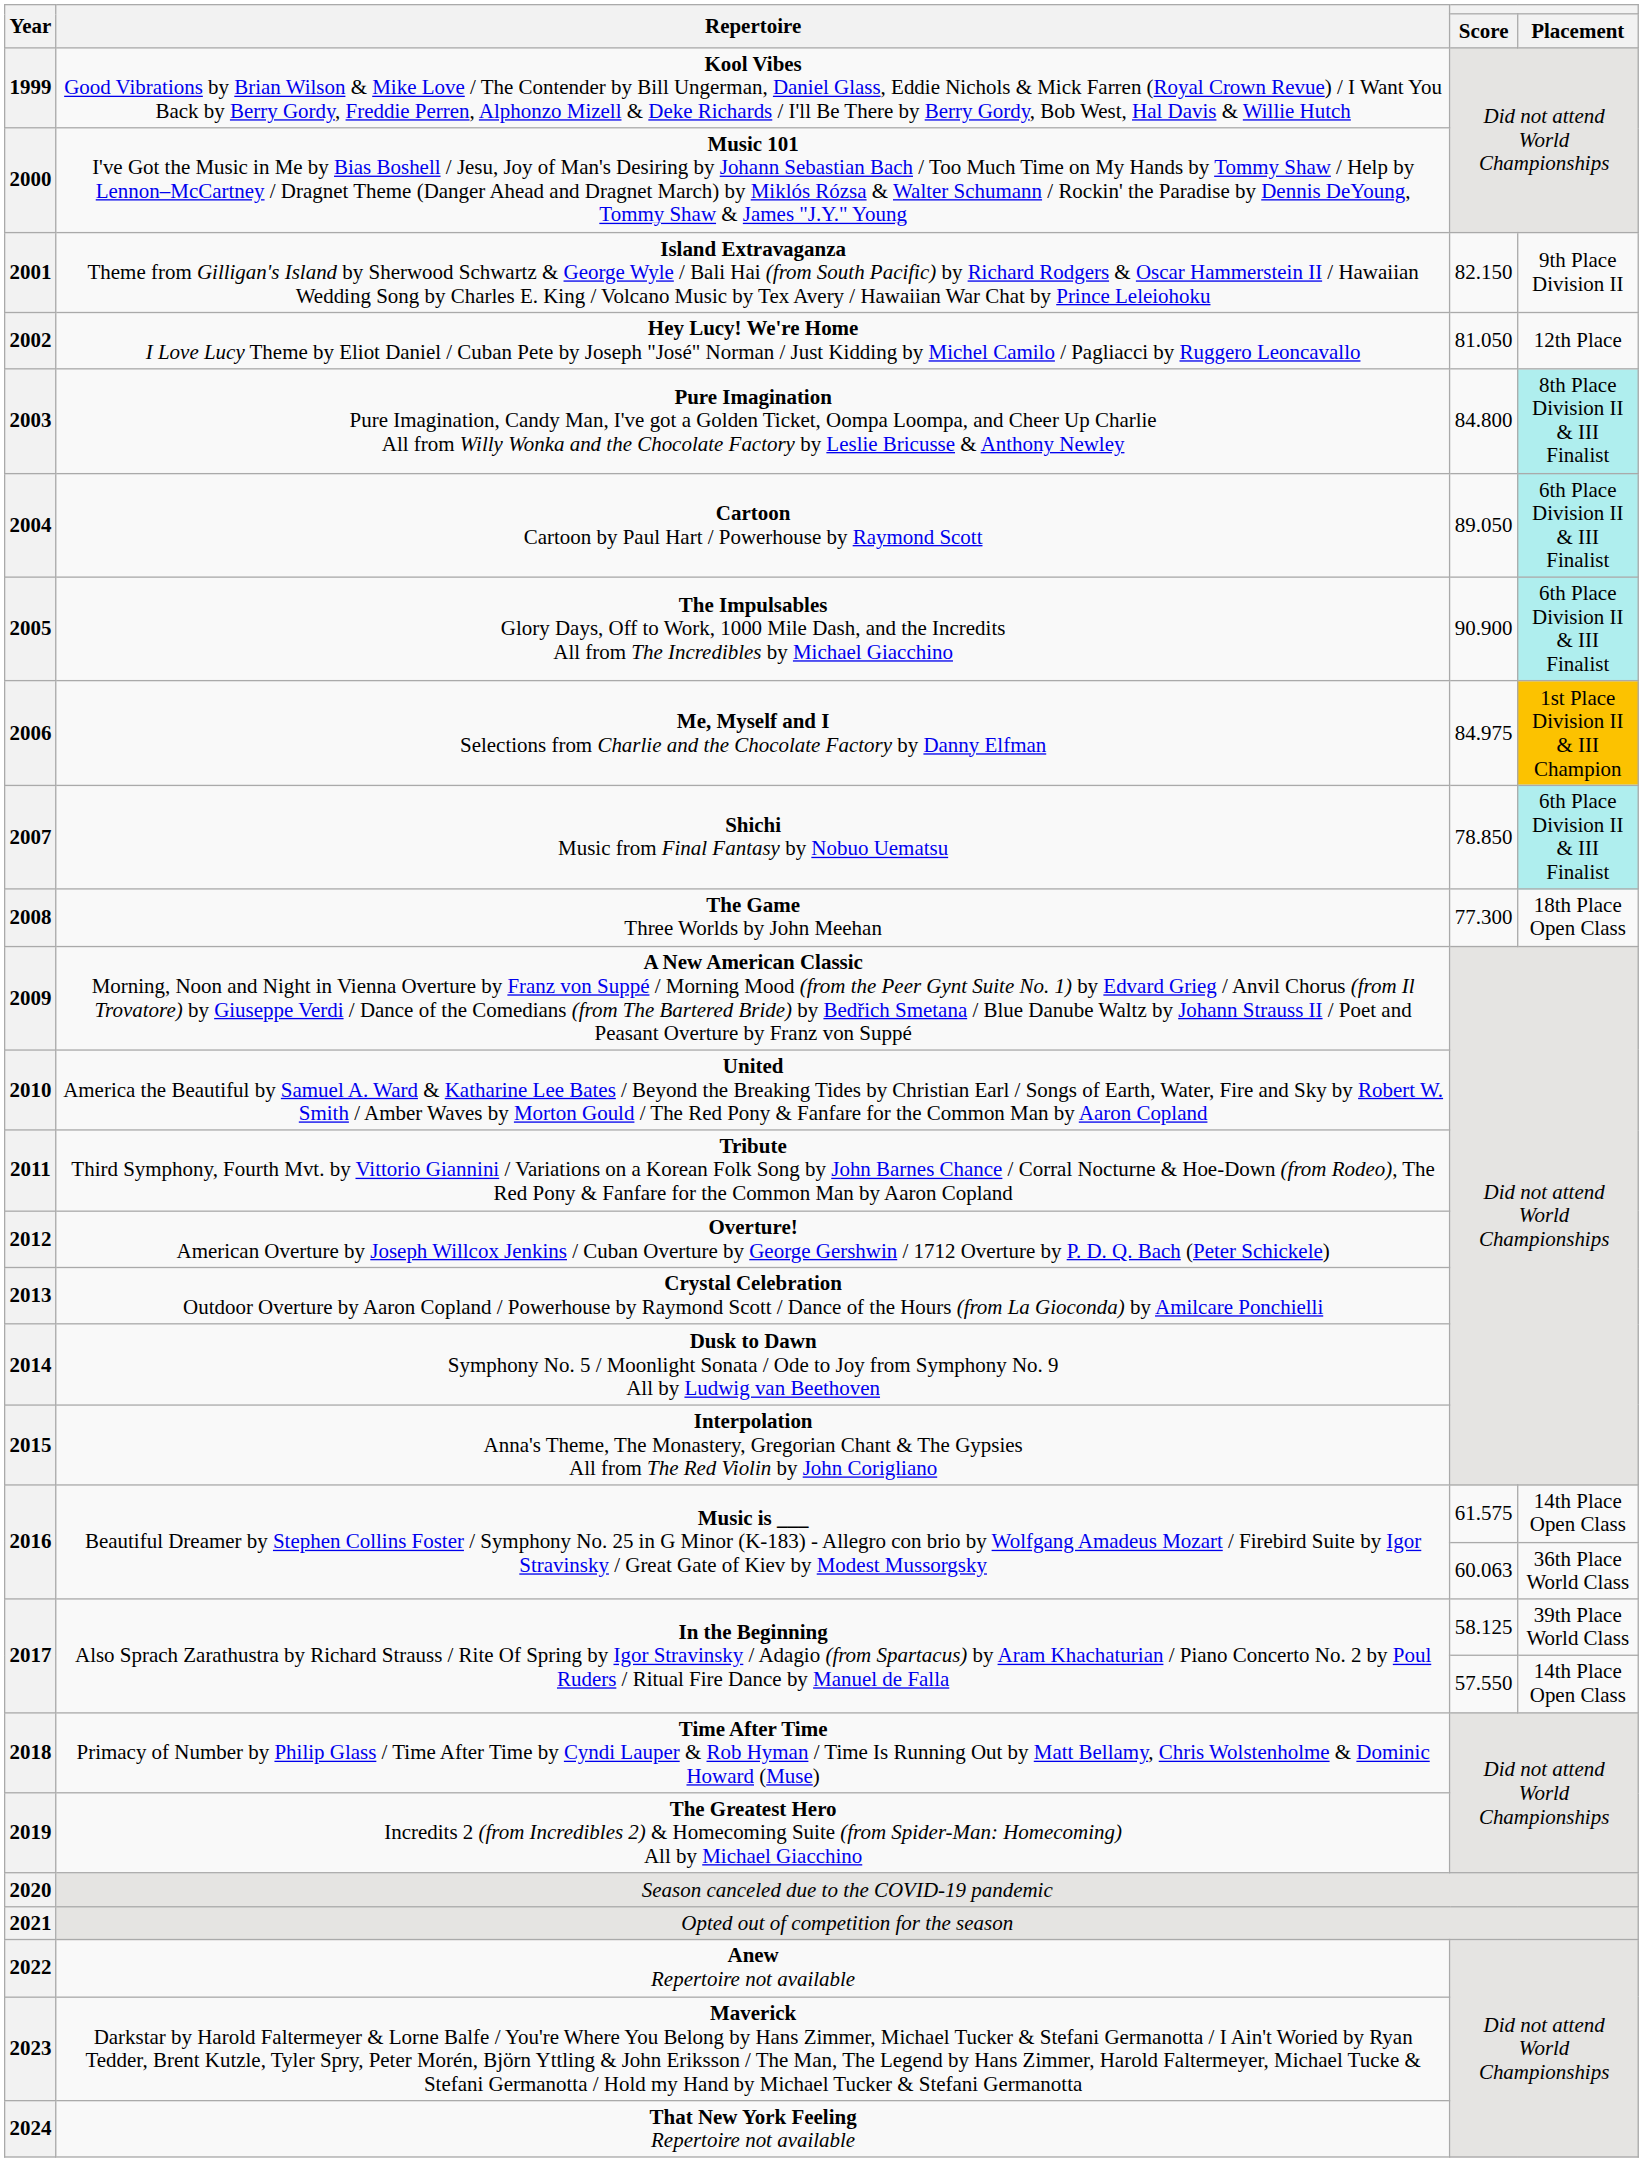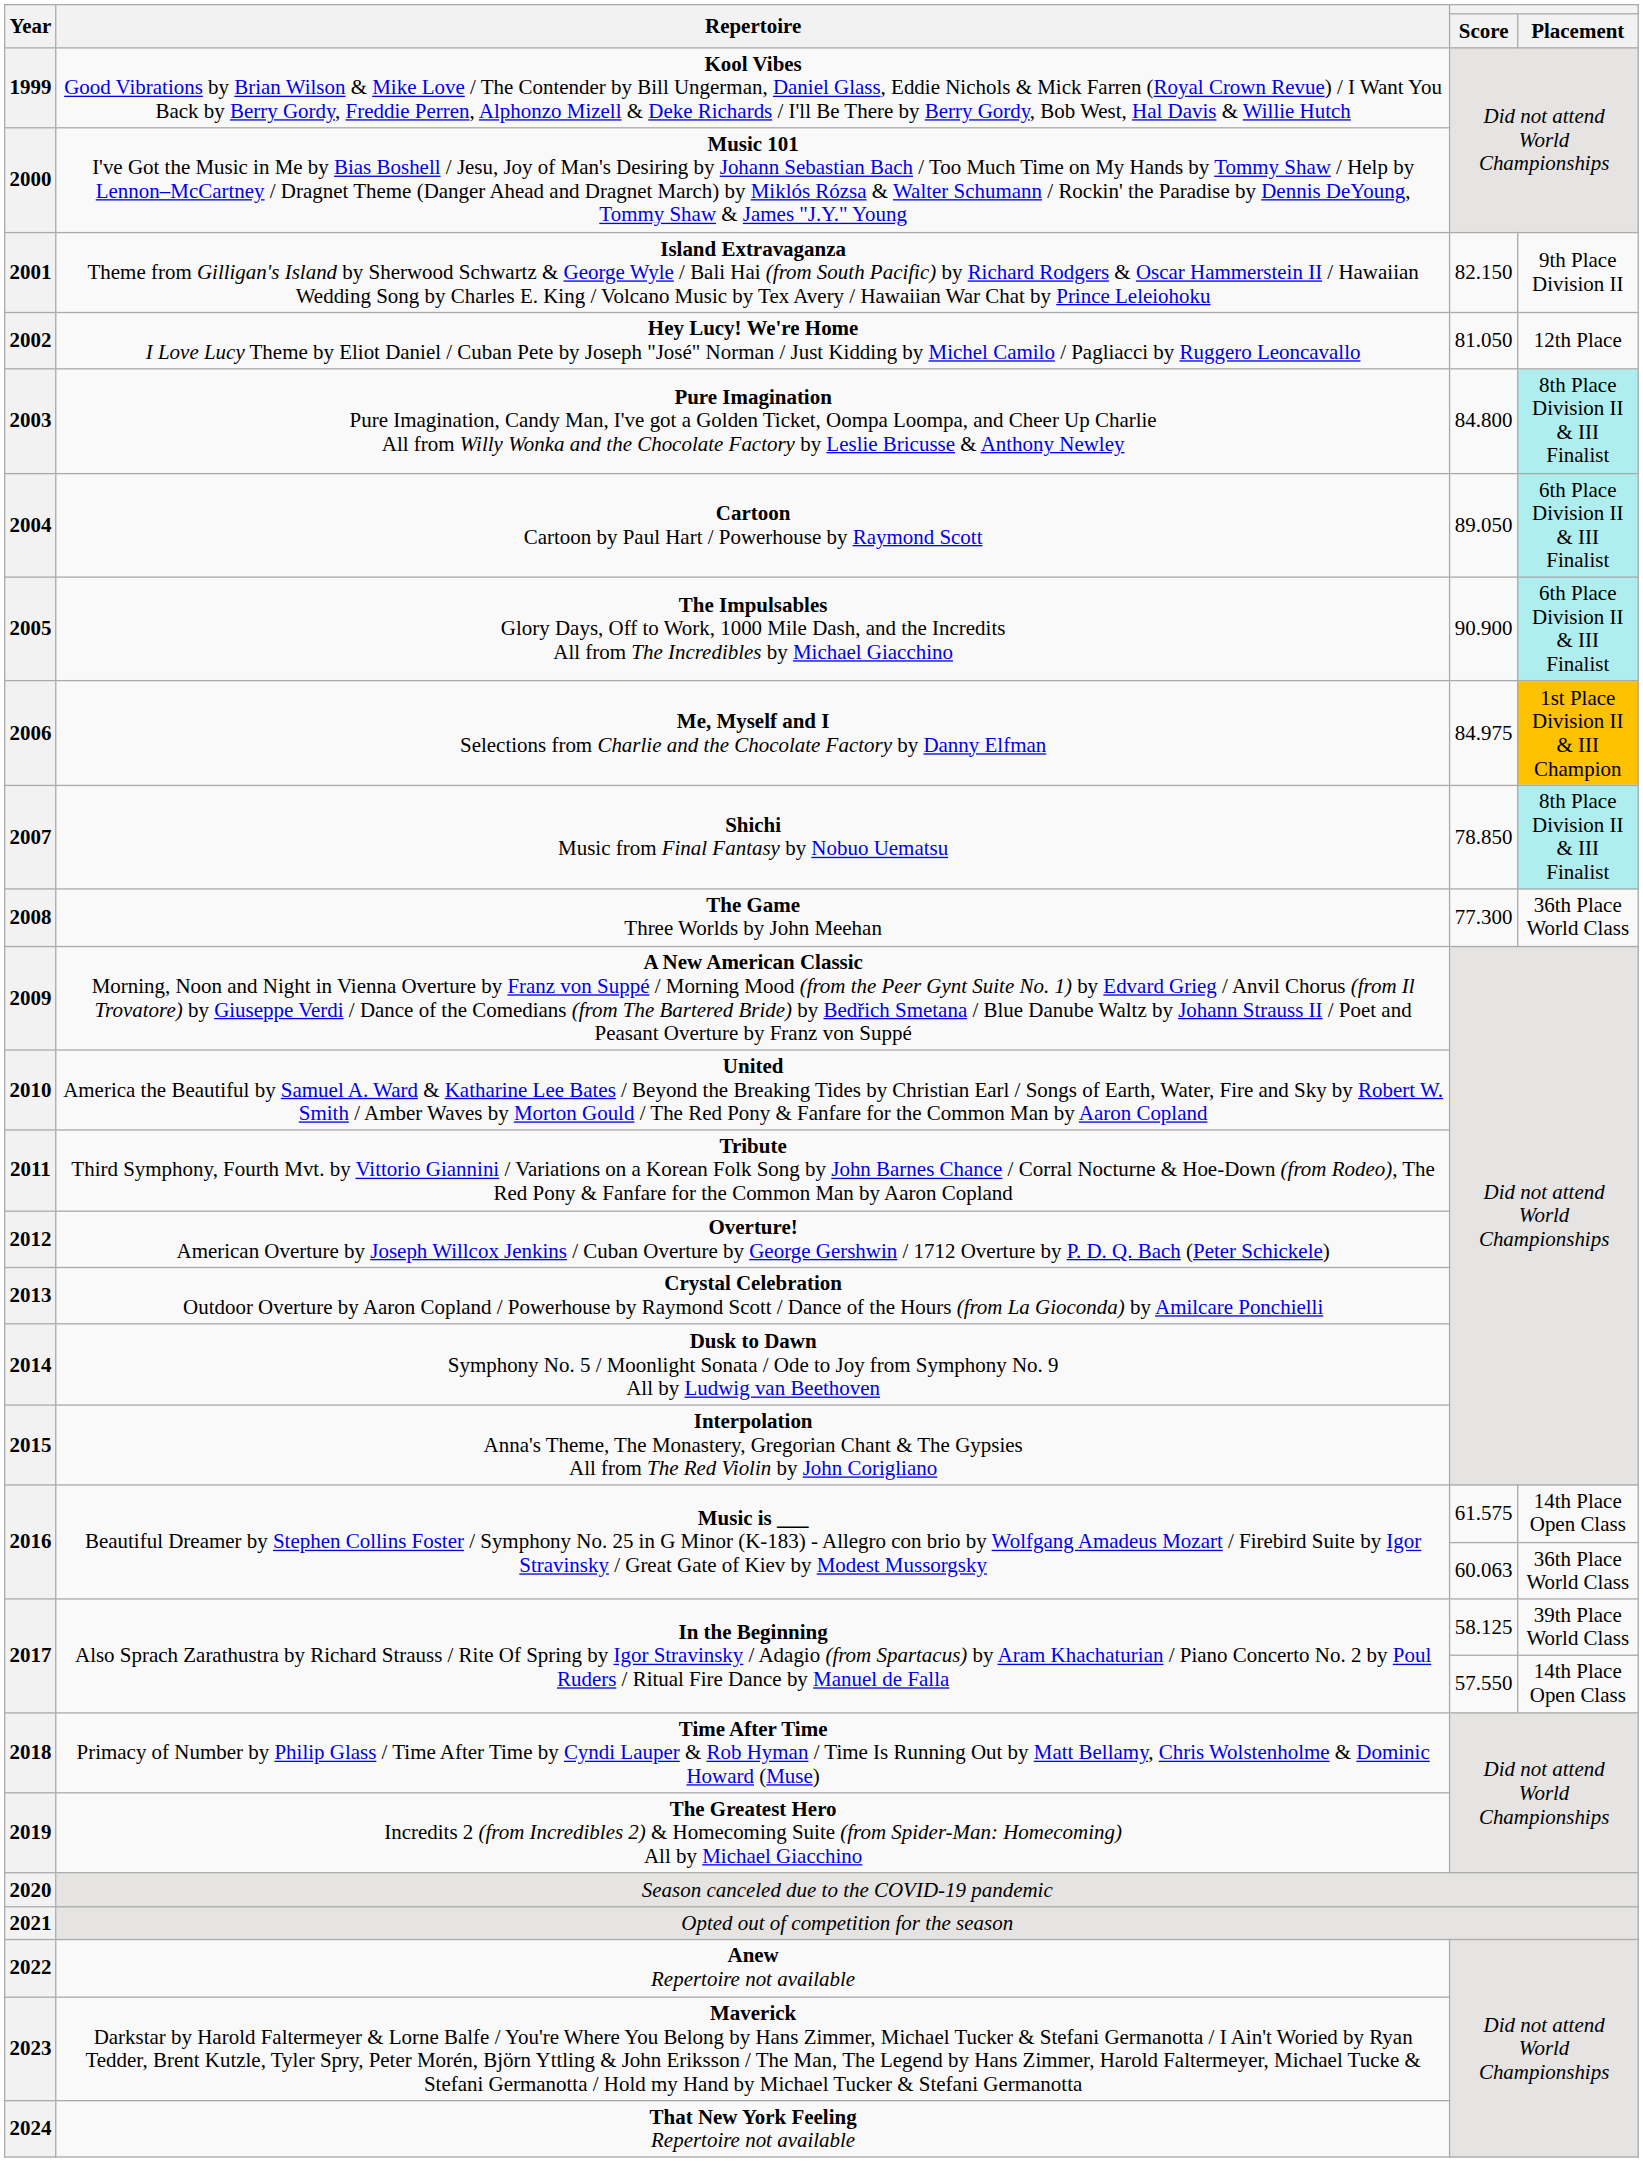(1578, 836) 6th Place Division II & III Finalist -> (1578, 836) 8th Place Division II & III Finalist
(1578, 917) 18th Place Open Class -> (1578, 917) 36th Place World Class
